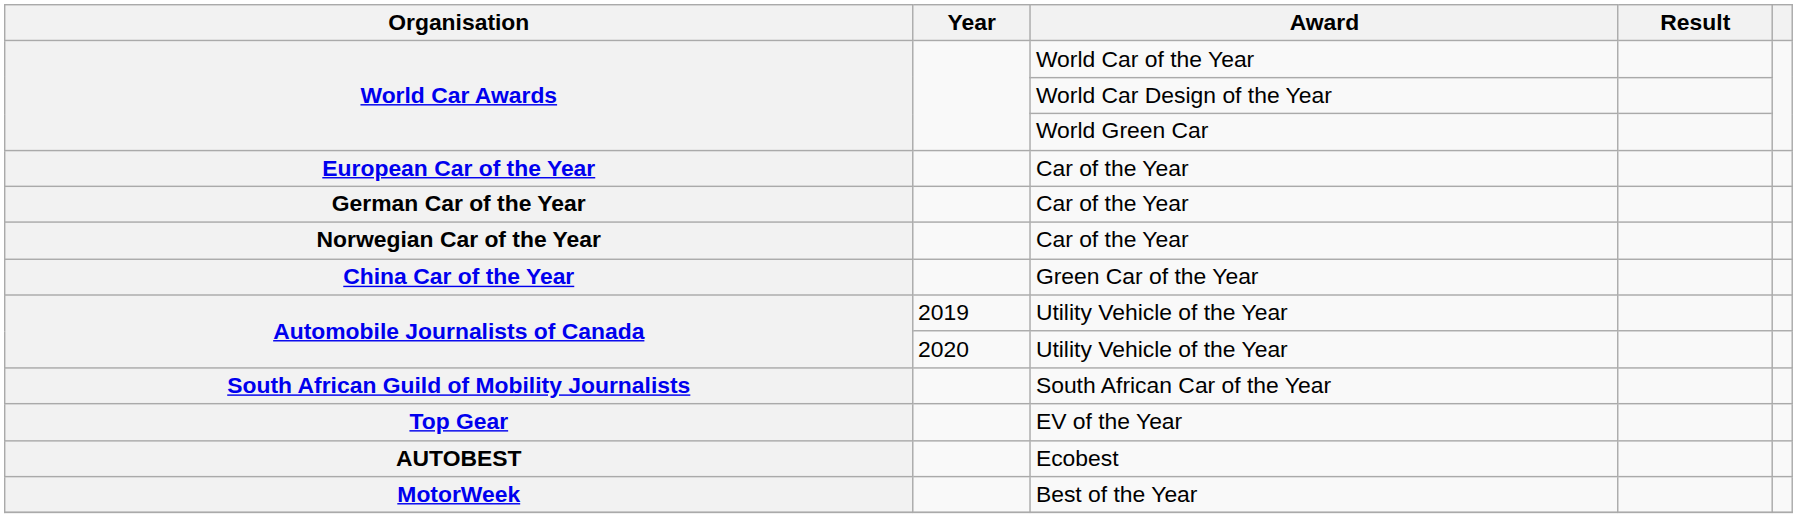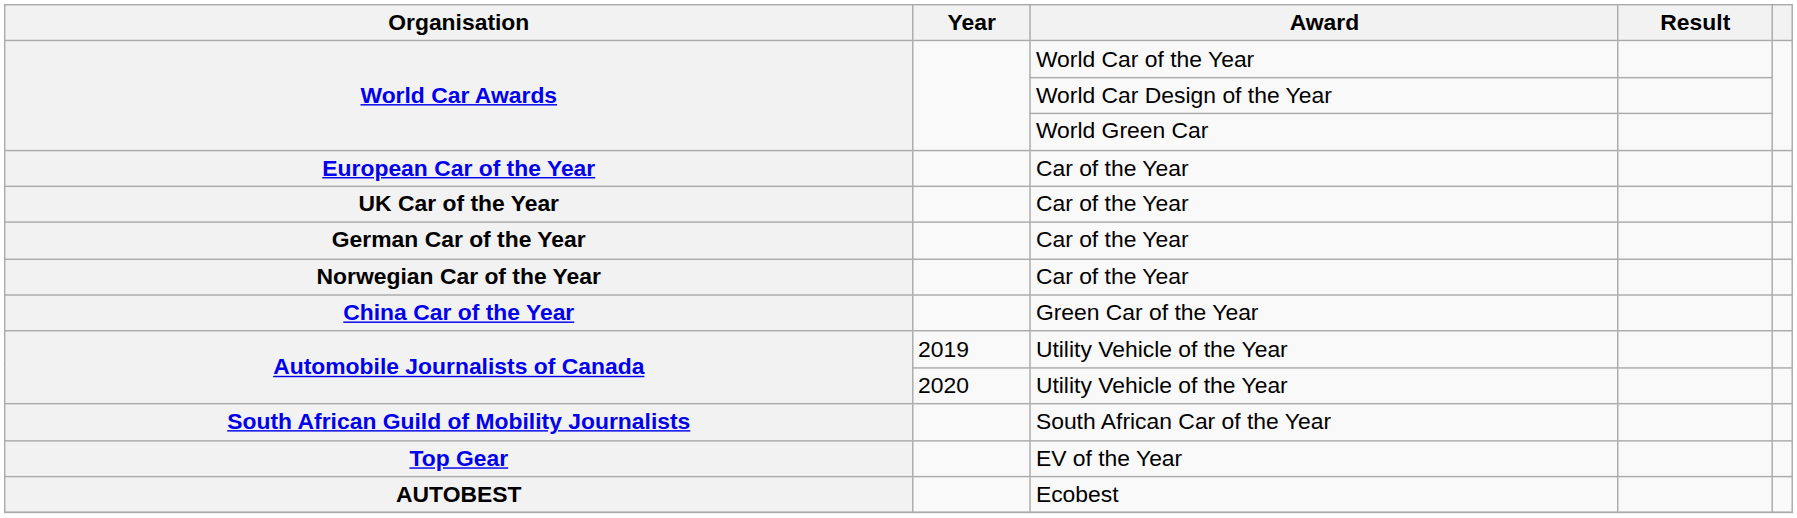+ row: (459, 204)
- row: (459, 494)
